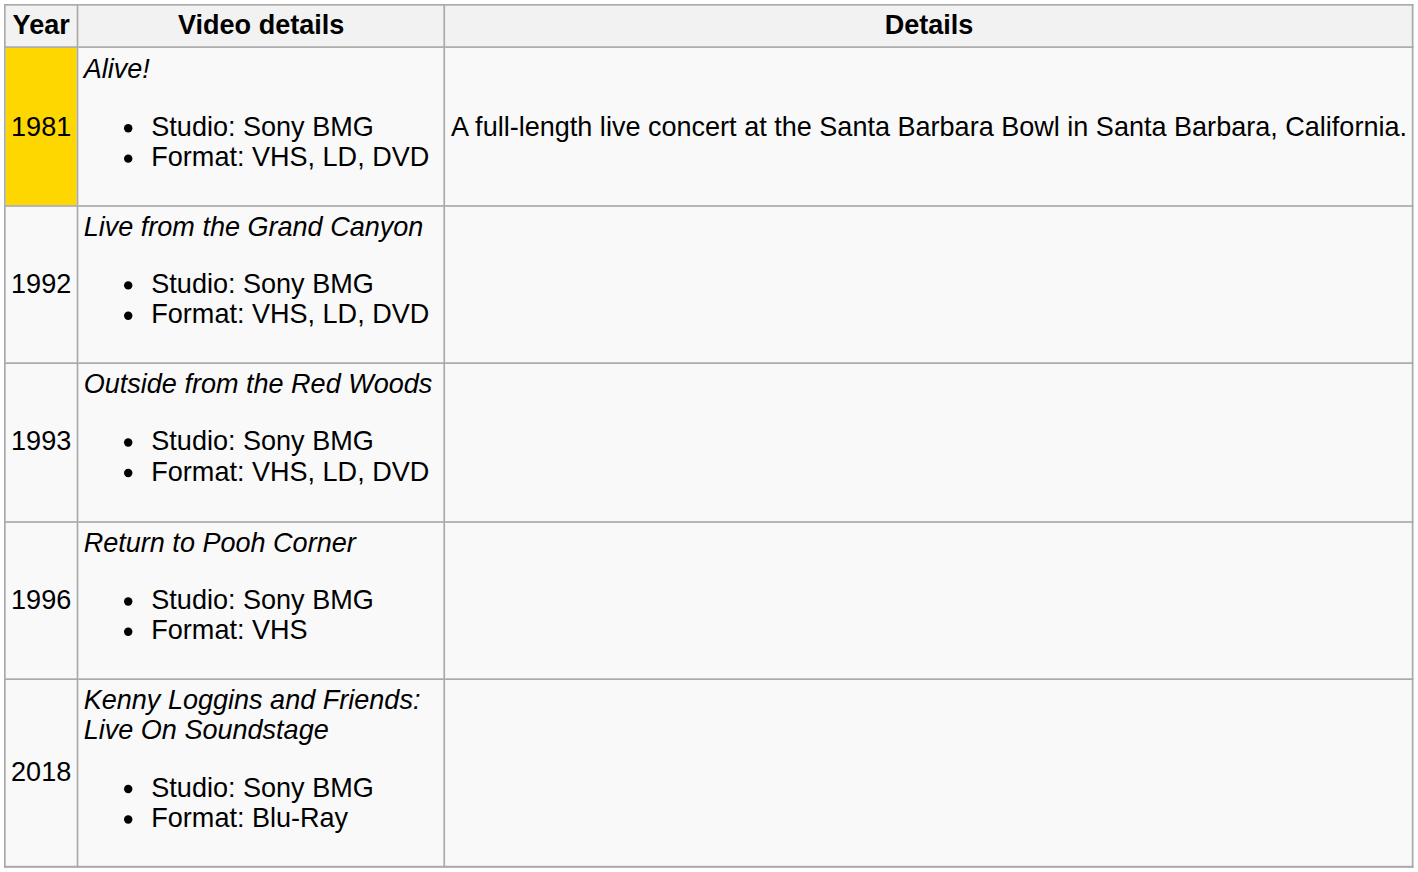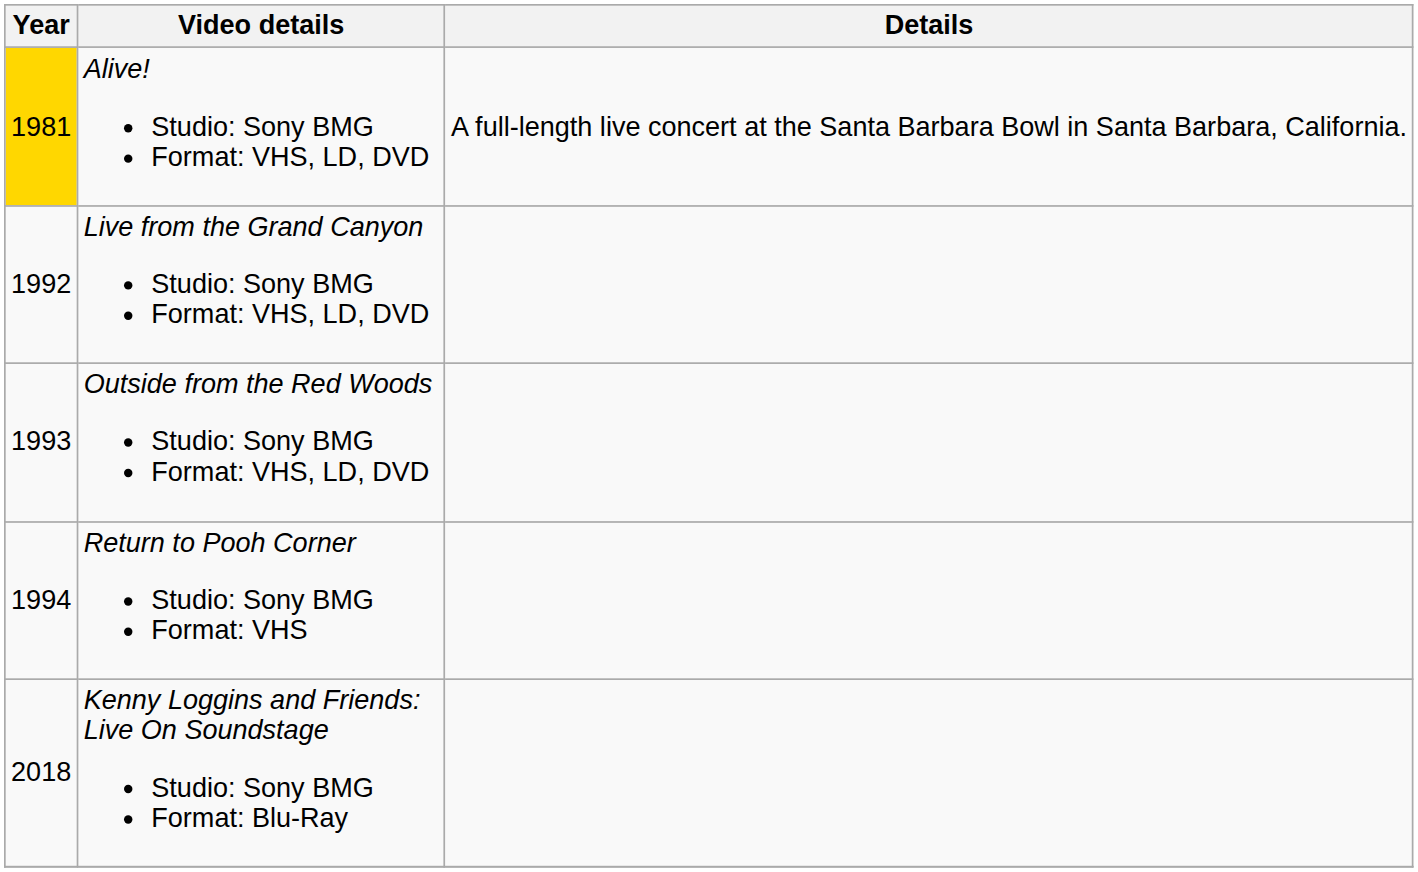(41, 599) 1996 -> (41, 599) 1994
